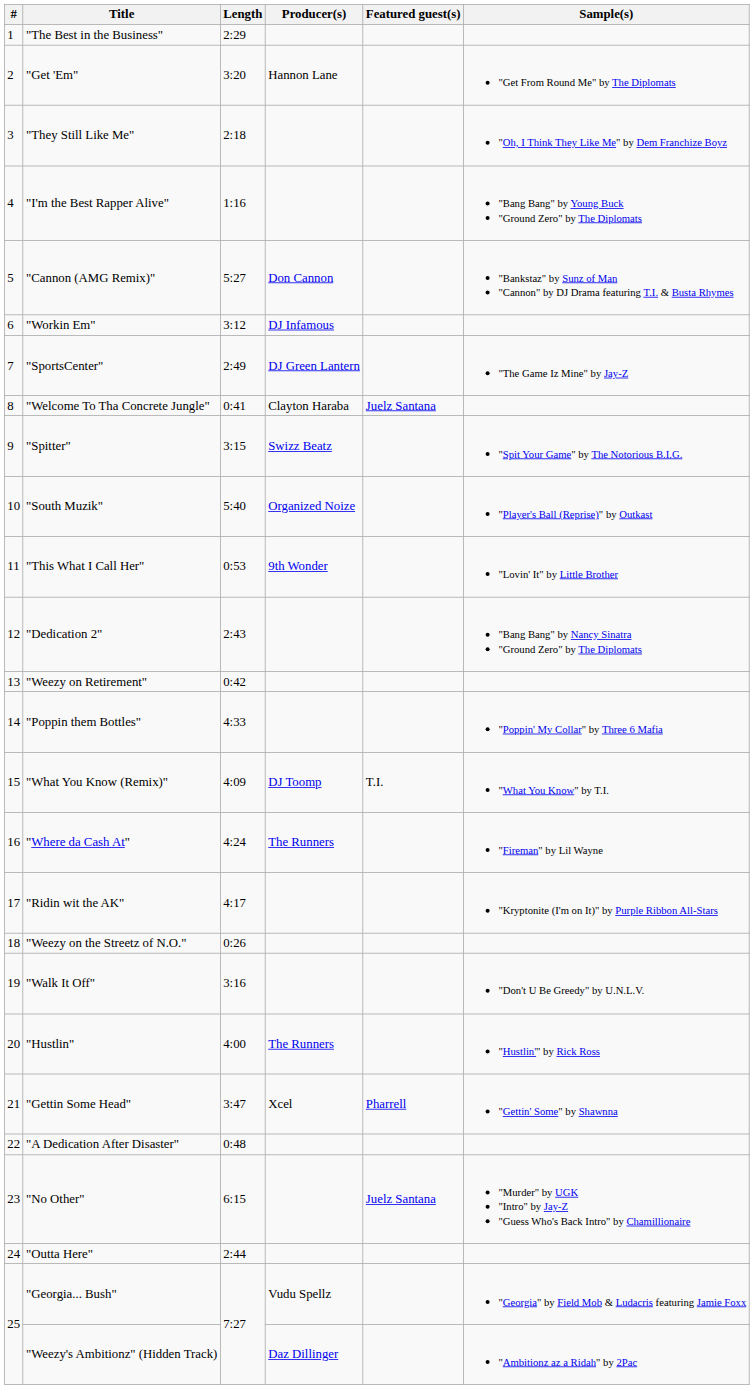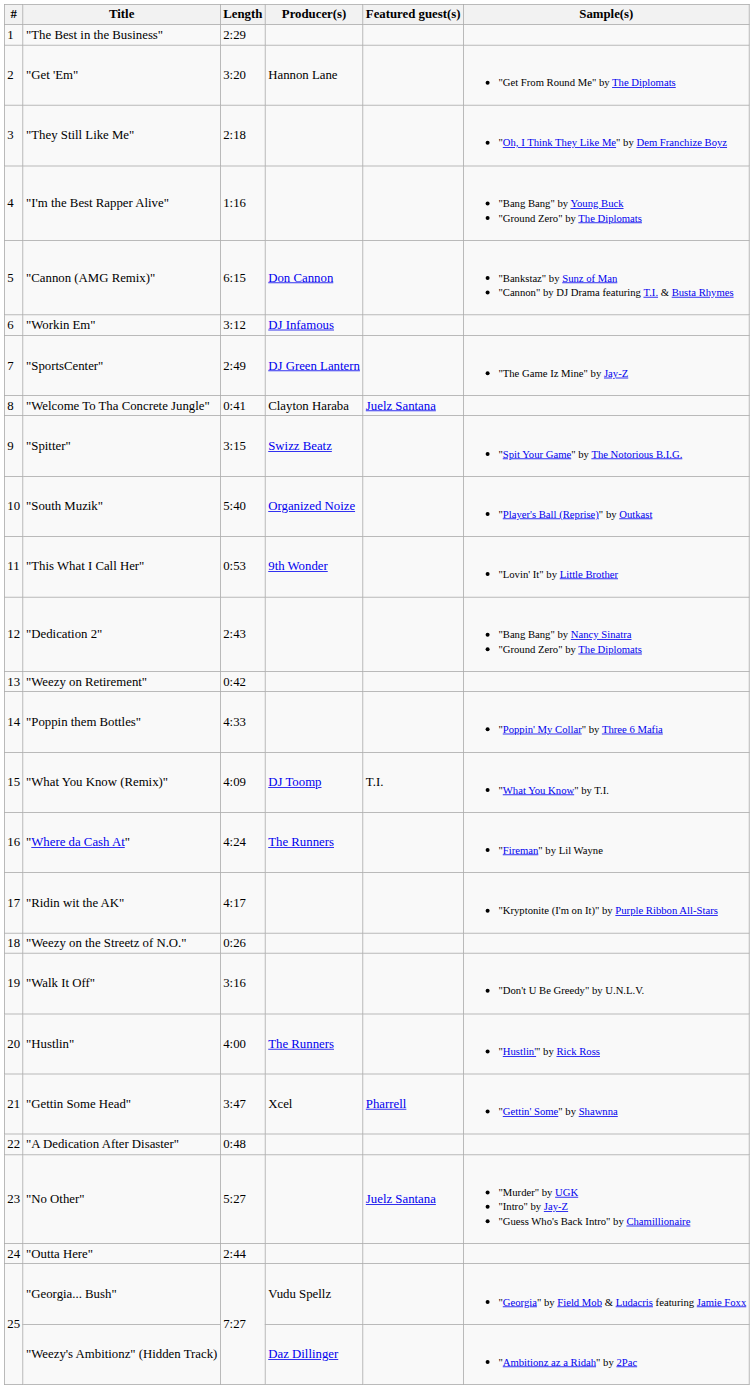(235, 277) 5:27 -> (235, 277) 6:15
(235, 1199) 6:15 -> (235, 1199) 5:27
